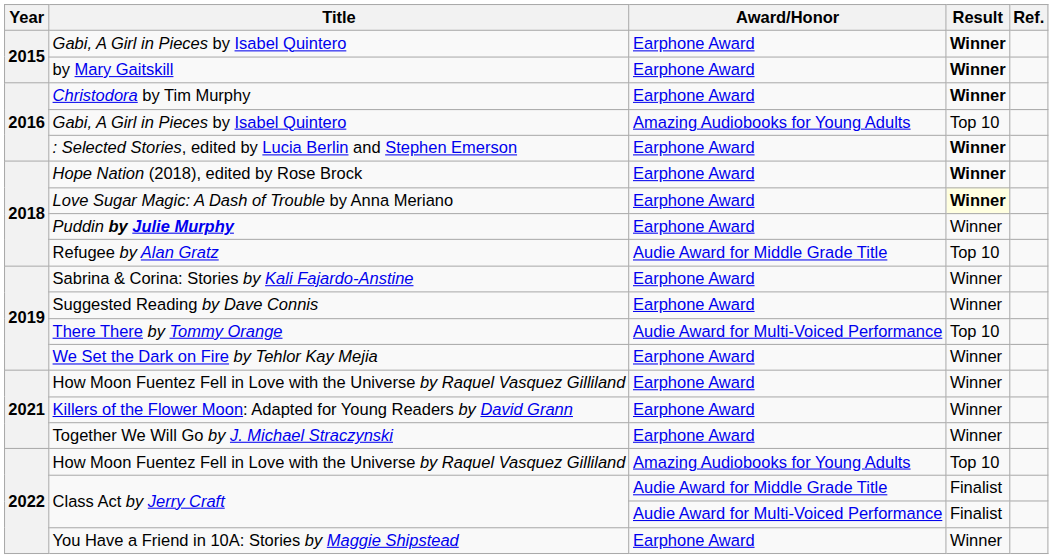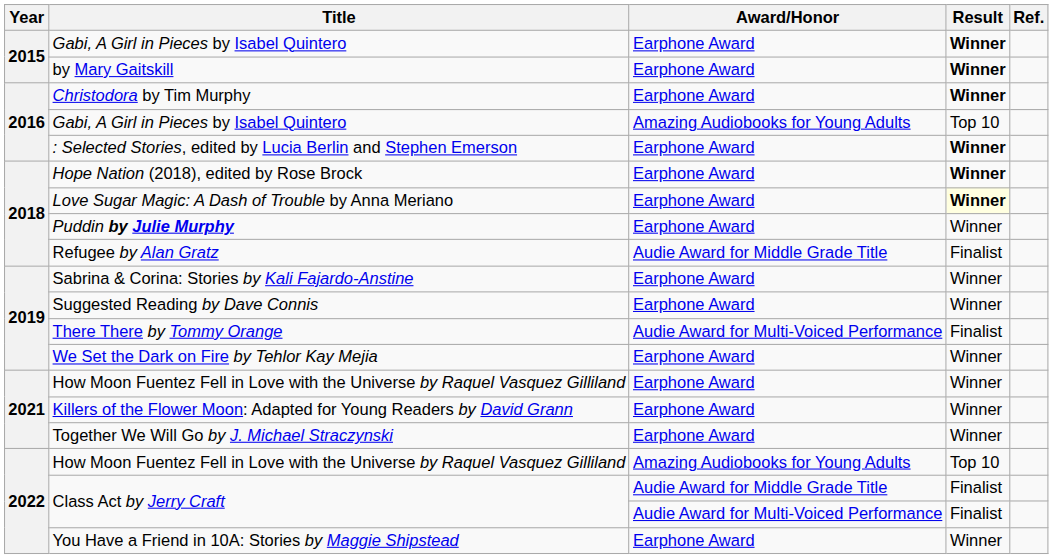(975, 252) Top 10 -> (976, 252) Finalist
(975, 331) Top 10 -> (976, 331) Finalist
